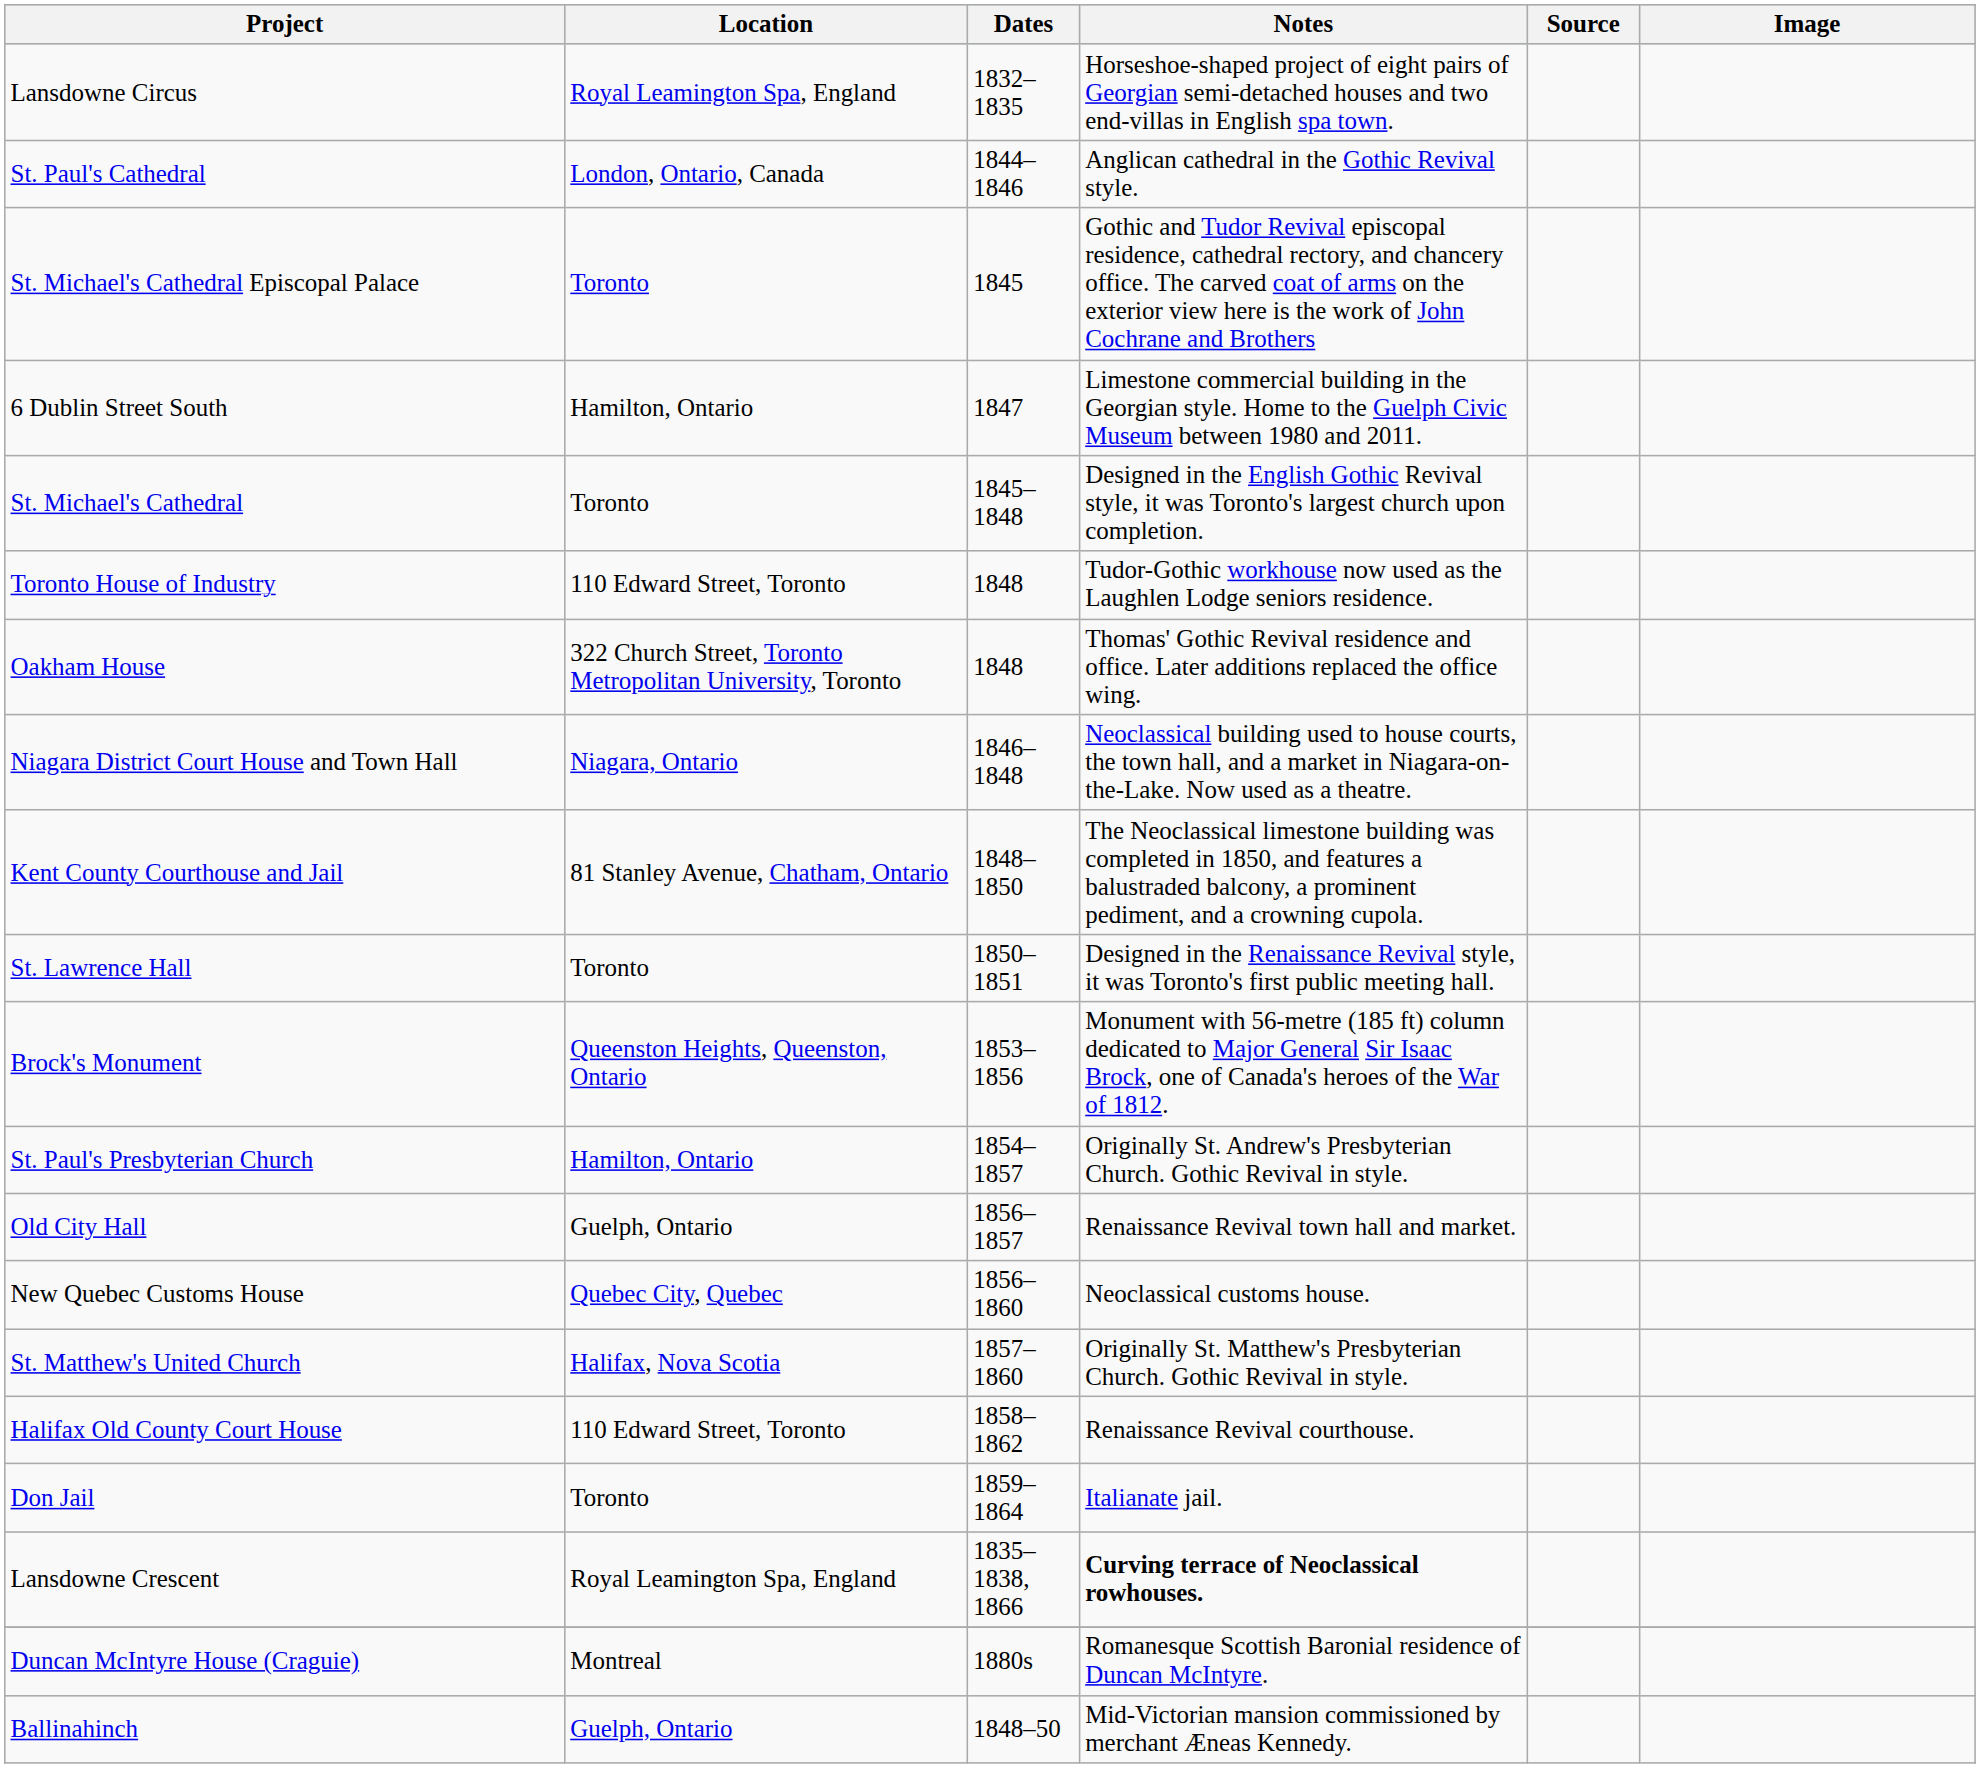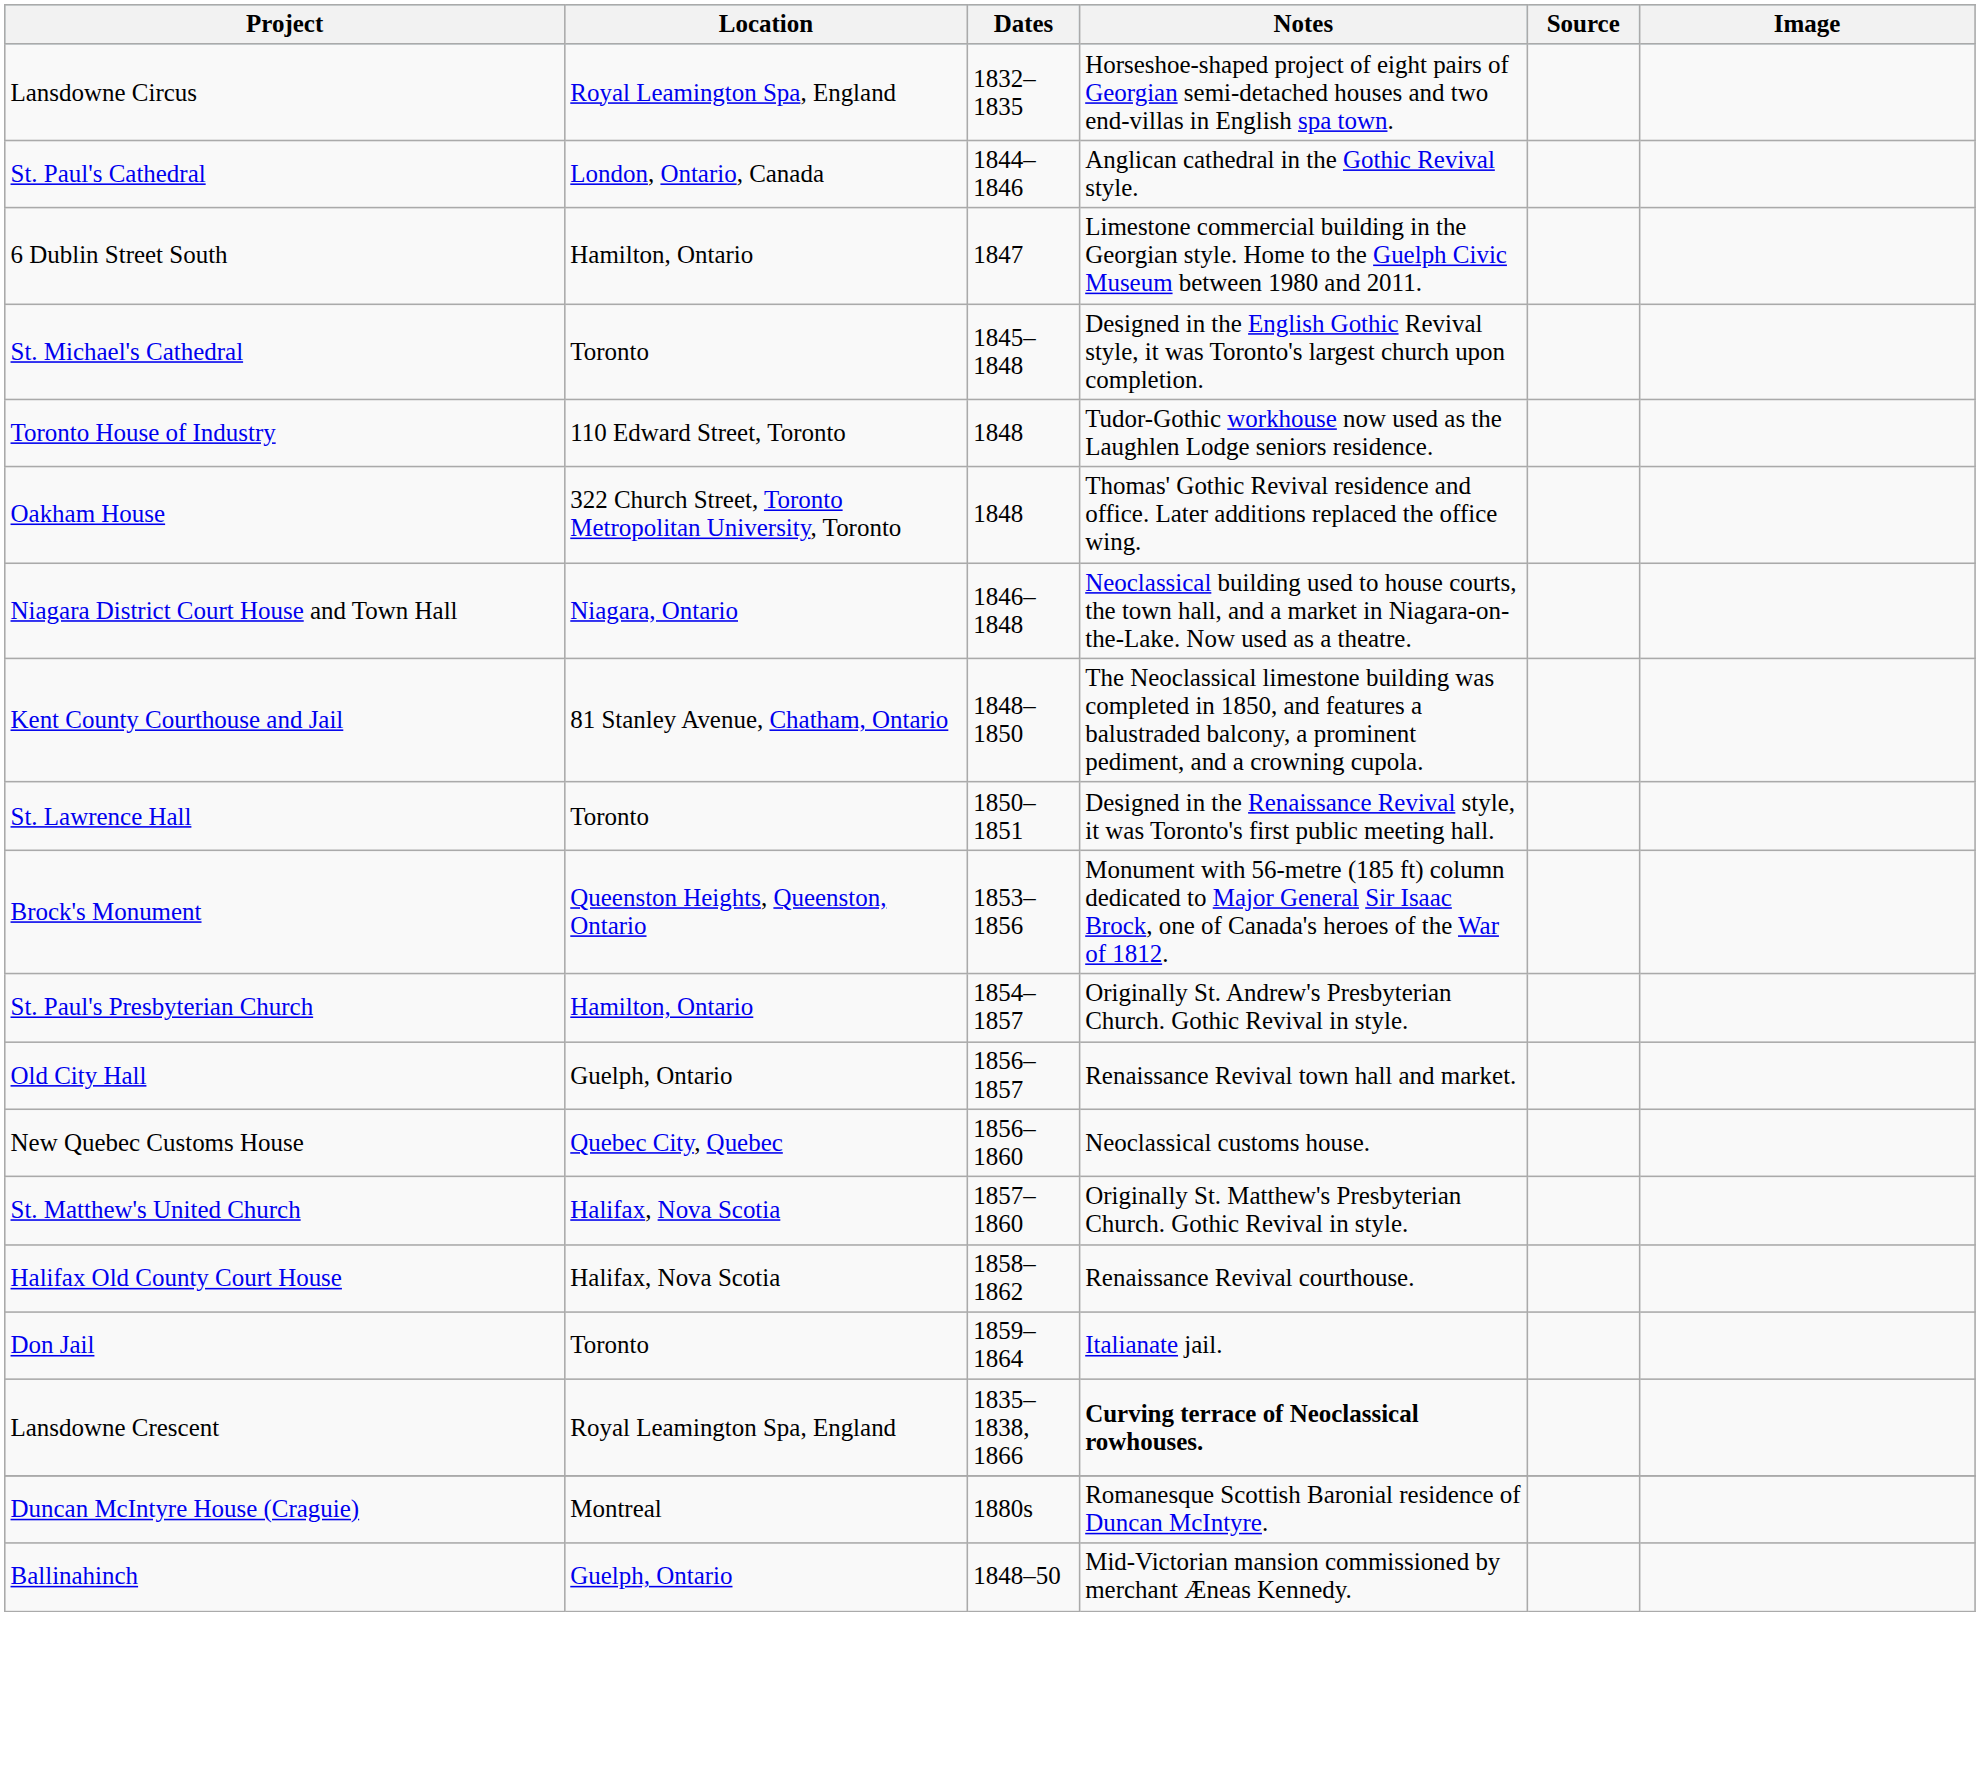- row: (215, 283)
(708, 1429) 110 Edward Street, Toronto -> (675, 1277) Halifax, Nova Scotia
